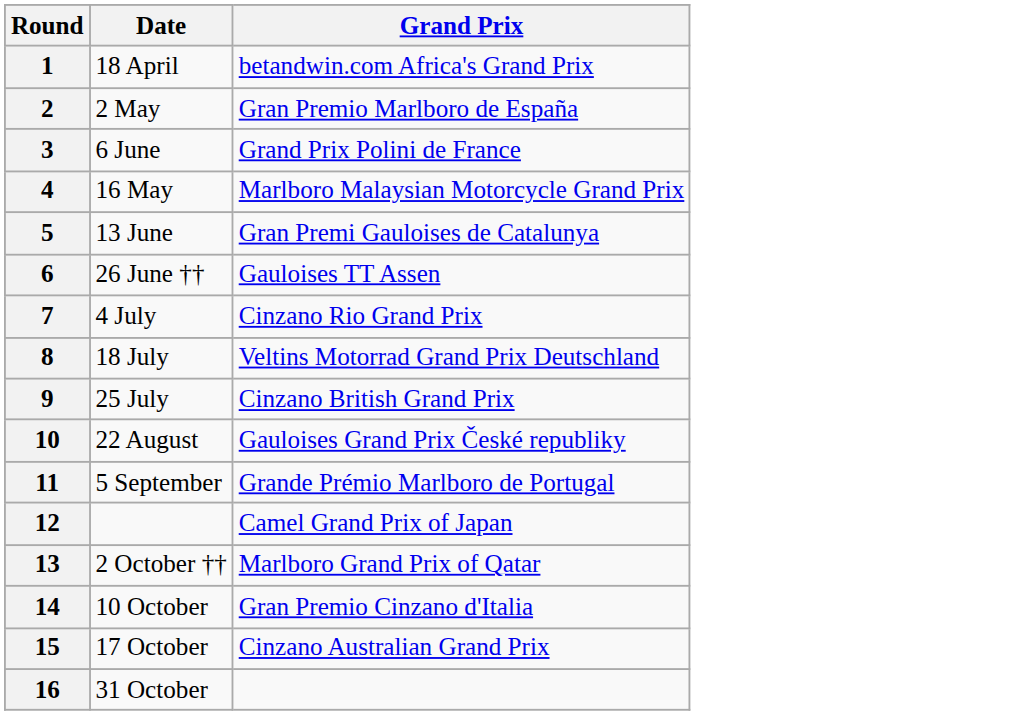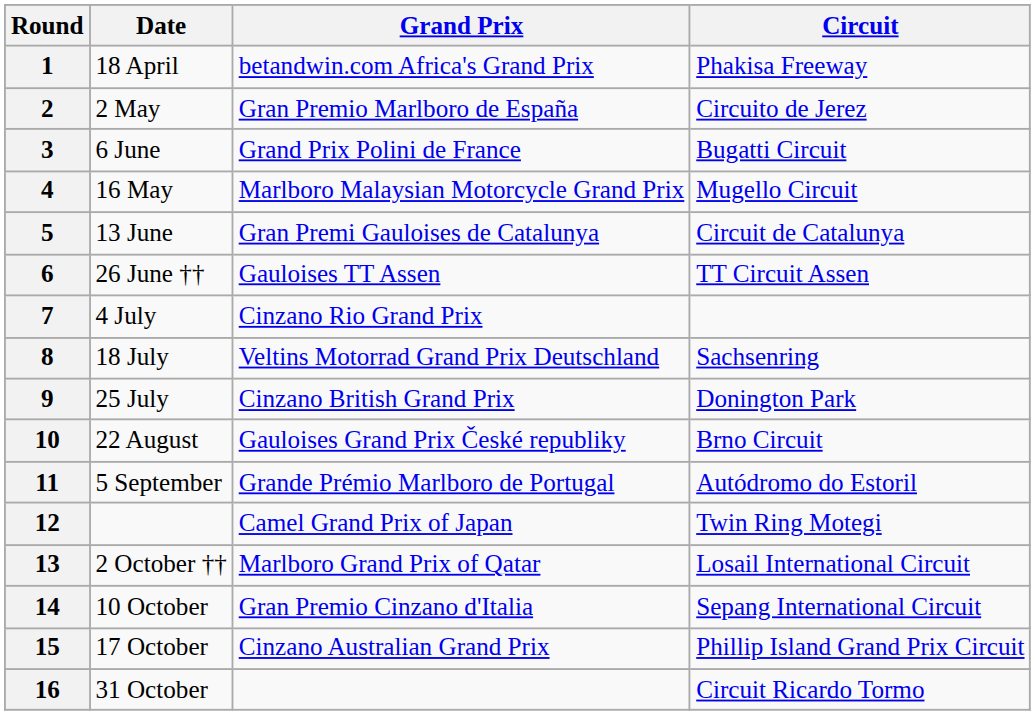+ column: (860, 24)
